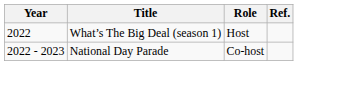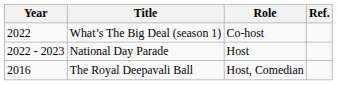(238, 32) Host -> (245, 32) Co-host
(245, 51) Co-host -> (238, 51) Host
+ row: (131, 70)
